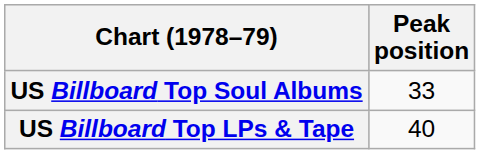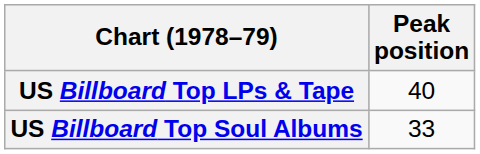rows swapped: (187, 129) <-> (187, 90)
